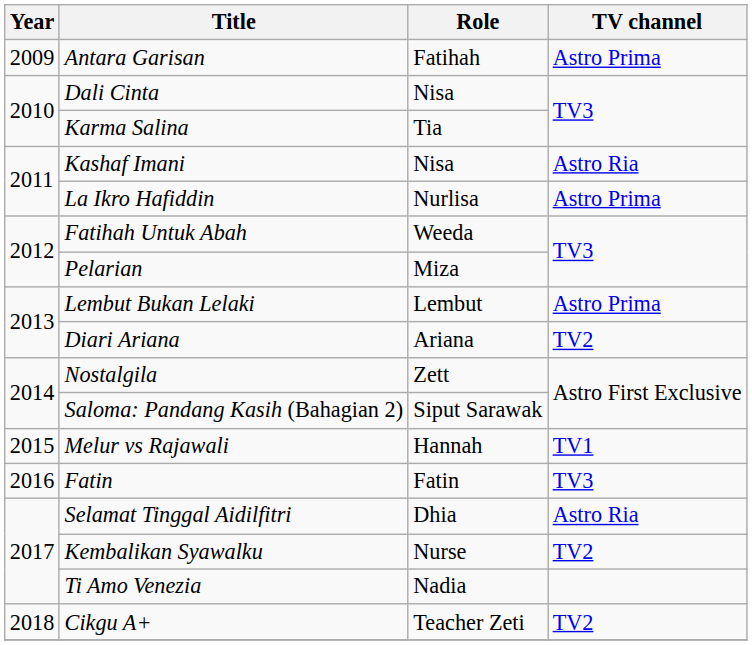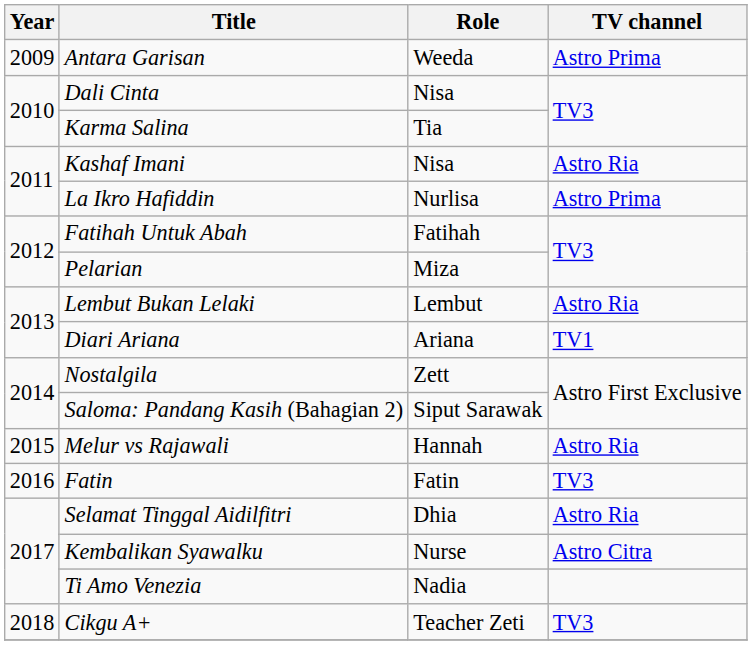(447, 57) Fatihah -> (443, 57) Weeda
(443, 233) Weeda -> (447, 233) Fatihah
(607, 304) Astro Prima -> (596, 304) Astro Ria
(573, 339) TV2 -> (573, 339) TV1
(573, 445) TV1 -> (596, 445) Astro Ria
(573, 551) TV2 -> (602, 551) Astro Citra
(573, 621) TV2 -> (573, 621) TV3
